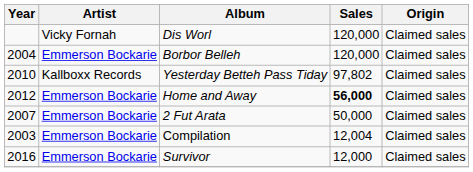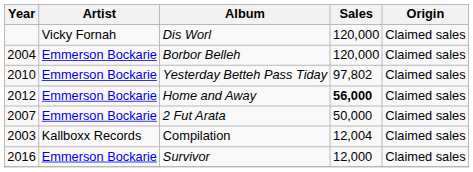(92, 75) Kallboxx Records -> (99, 75) Emmerson Bockarie
(99, 136) Emmerson Bockarie -> (92, 136) Kallboxx Records
